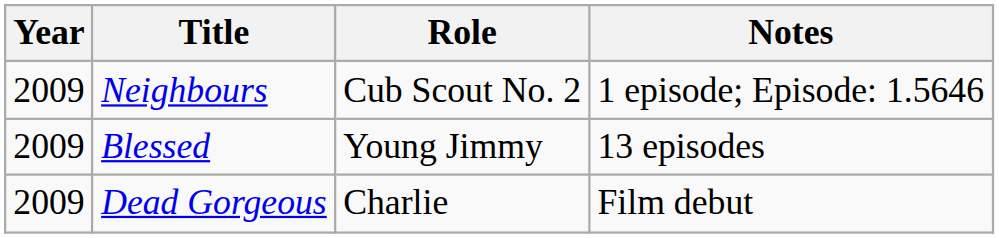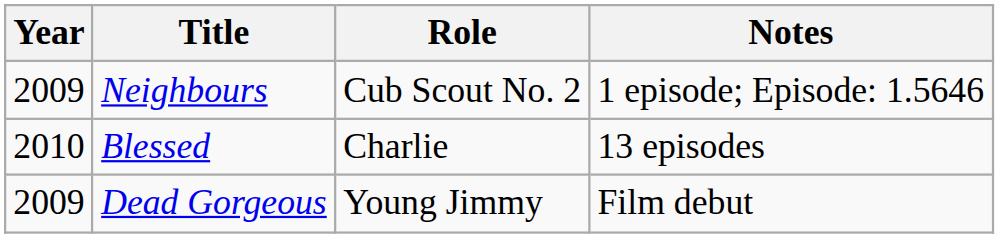(49, 145) 2009 -> (49, 145) 2010
(443, 145) Young Jimmy -> (396, 145) Charlie
(396, 202) Charlie -> (443, 202) Young Jimmy
